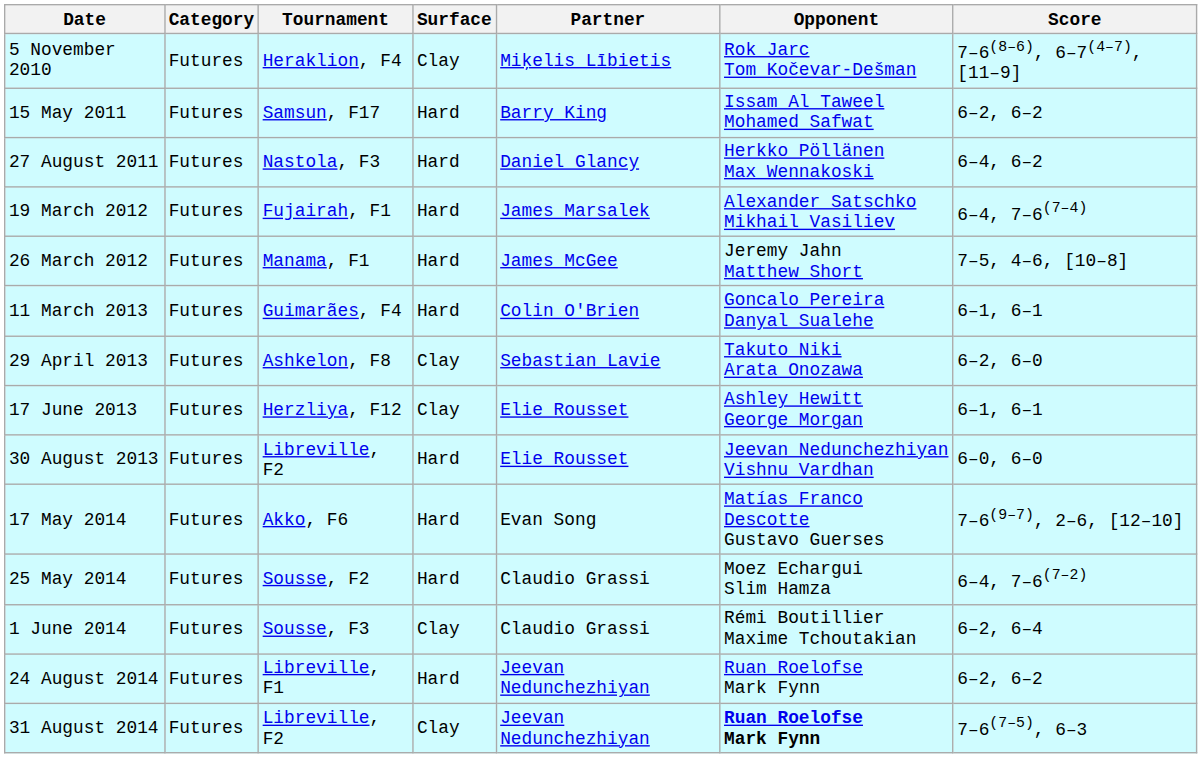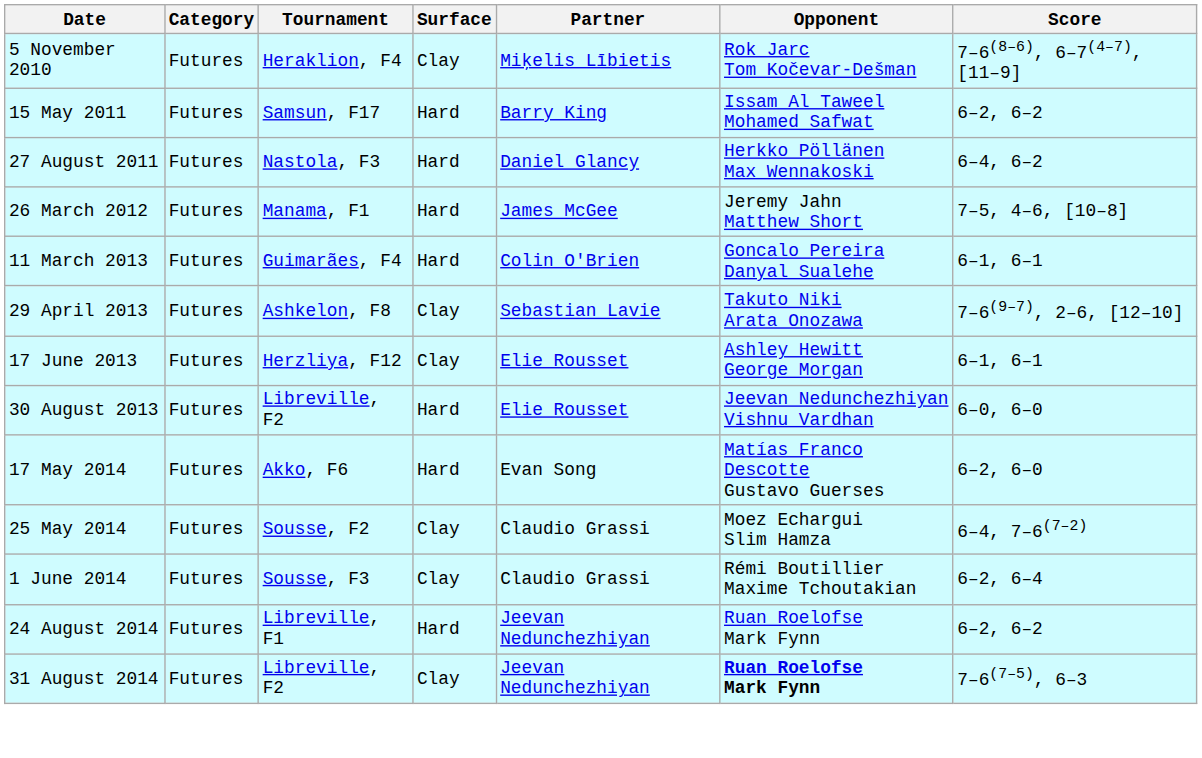- row: (78, 212)
(1000, 361) 6–2, 6–0 -> (1070, 311) 7–6(9–7), 2–6, [12–10]
(1070, 520) 7–6(9–7), 2–6, [12–10] -> (1000, 470) 6–2, 6–0
(438, 579) Hard -> (438, 530) Clay
